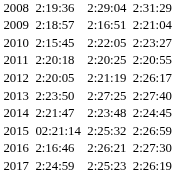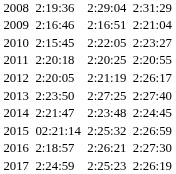(55, 25) 2:18:57 -> (55, 25) 2:16:46
(55, 148) 2:16:46 -> (55, 148) 2:18:57
